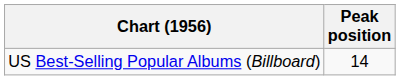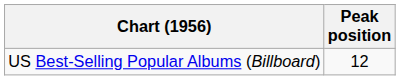(360, 61) 14 -> (360, 61) 12
